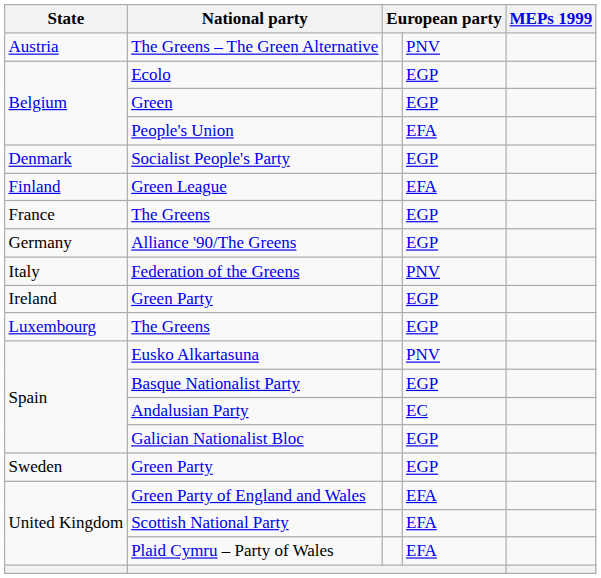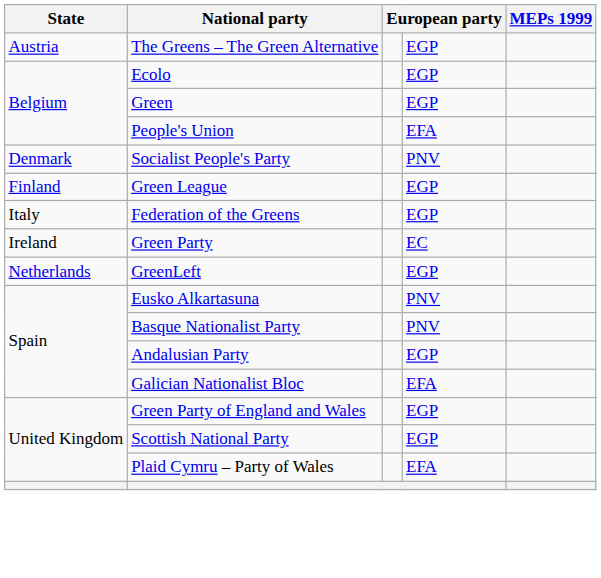(423, 46) PNV -> (422, 46) EGP
(422, 159) EGP -> (423, 159) PNV
(421, 187) EFA -> (422, 187) EGP
- row: (32, 215)
- row: (40, 243)
(423, 271) PNV -> (422, 215) EGP
(422, 299) EGP -> (417, 243) EC
- row: (52, 327)
+ row: (50, 271)
(422, 383) EGP -> (423, 327) PNV
(417, 411) EC -> (422, 355) EGP
(422, 439) EGP -> (421, 383) EFA
- row: (35, 467)
(421, 495) EFA -> (422, 411) EGP
(421, 523) EFA -> (422, 439) EGP
